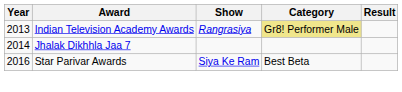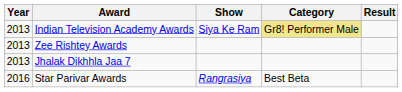(225, 29) Rangrasiya -> (229, 29) Siya Ke Ram
+ row: (81, 45)
(18, 45) 2014 -> (18, 62) 2013
(229, 62) Siya Ke Ram -> (225, 78) Rangrasiya
